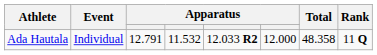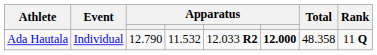(146, 40) 12.791 -> (146, 40) 12.790
(280, 40) normal -> (280, 40) bold
